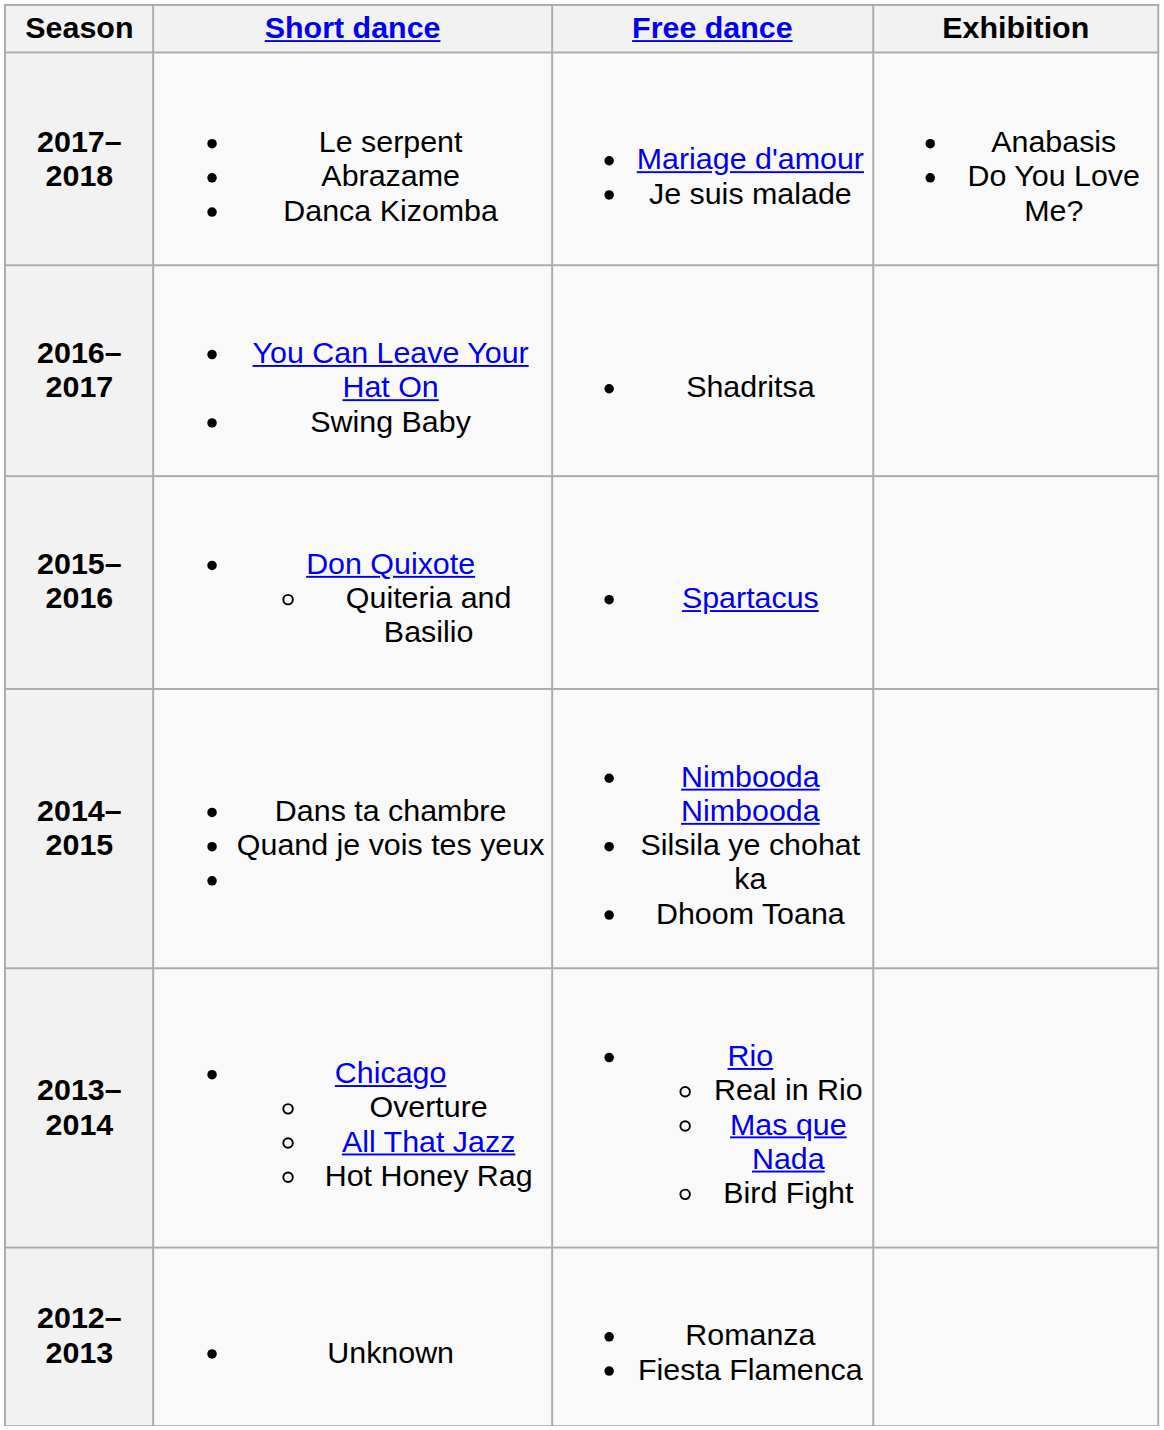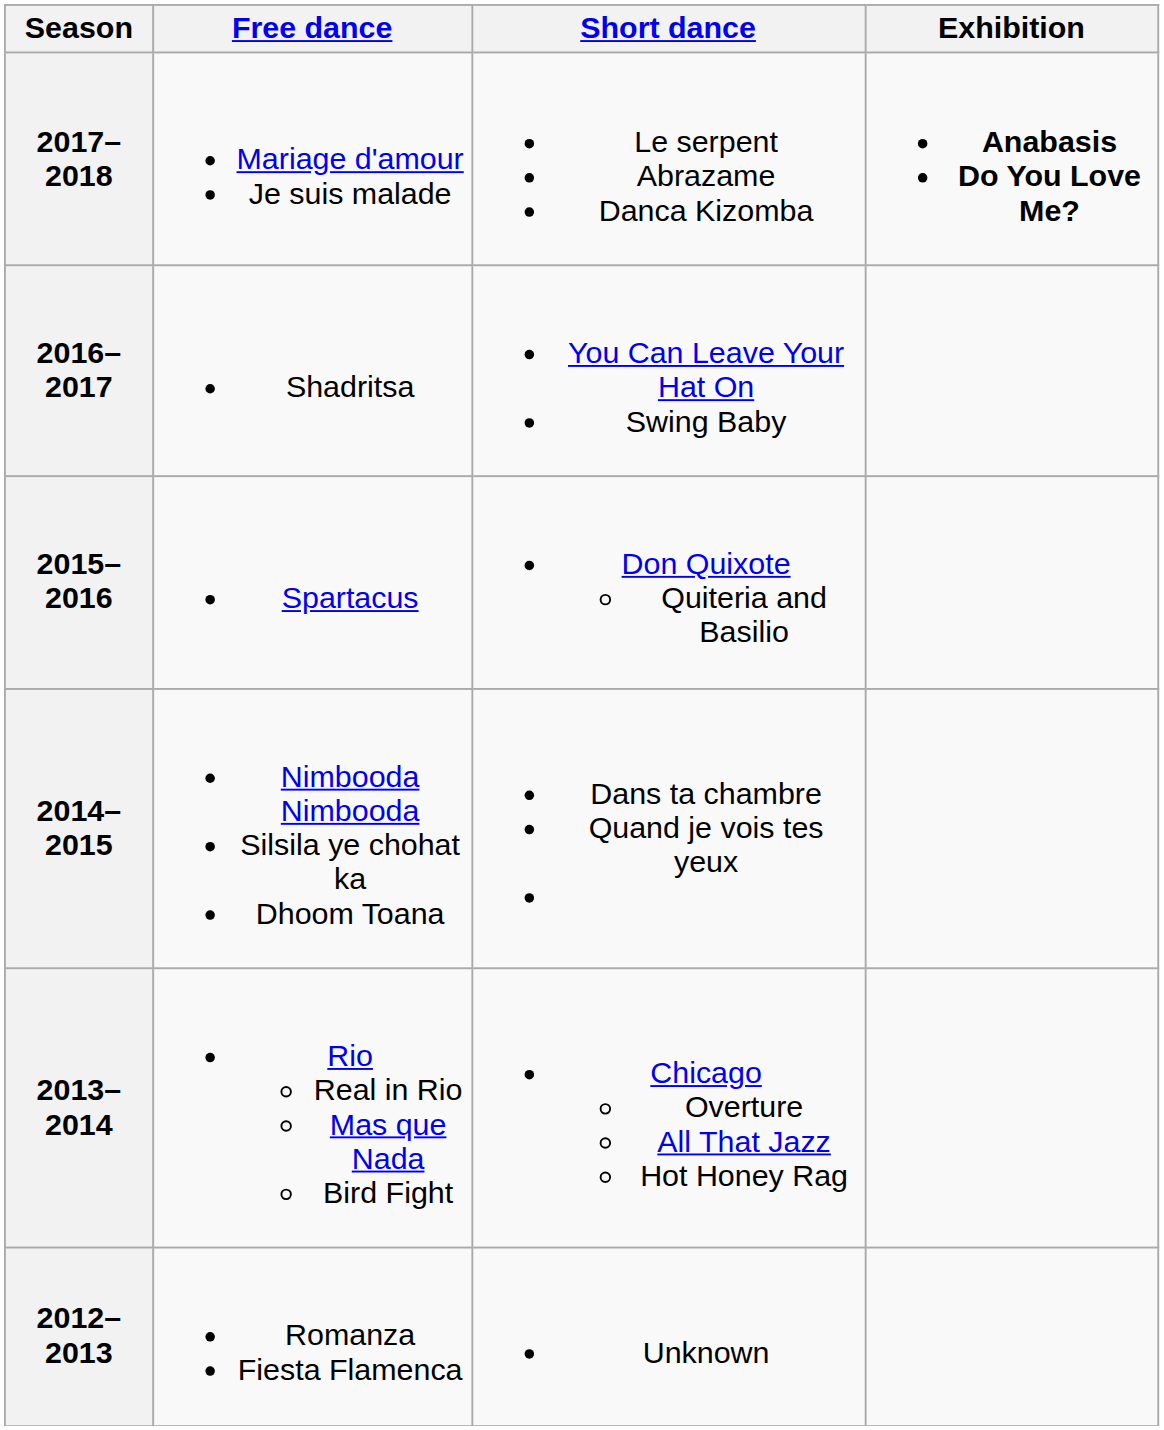columns swapped: (353, 28) <-> (712, 28)
(1016, 176) normal -> (1011, 176) bold
